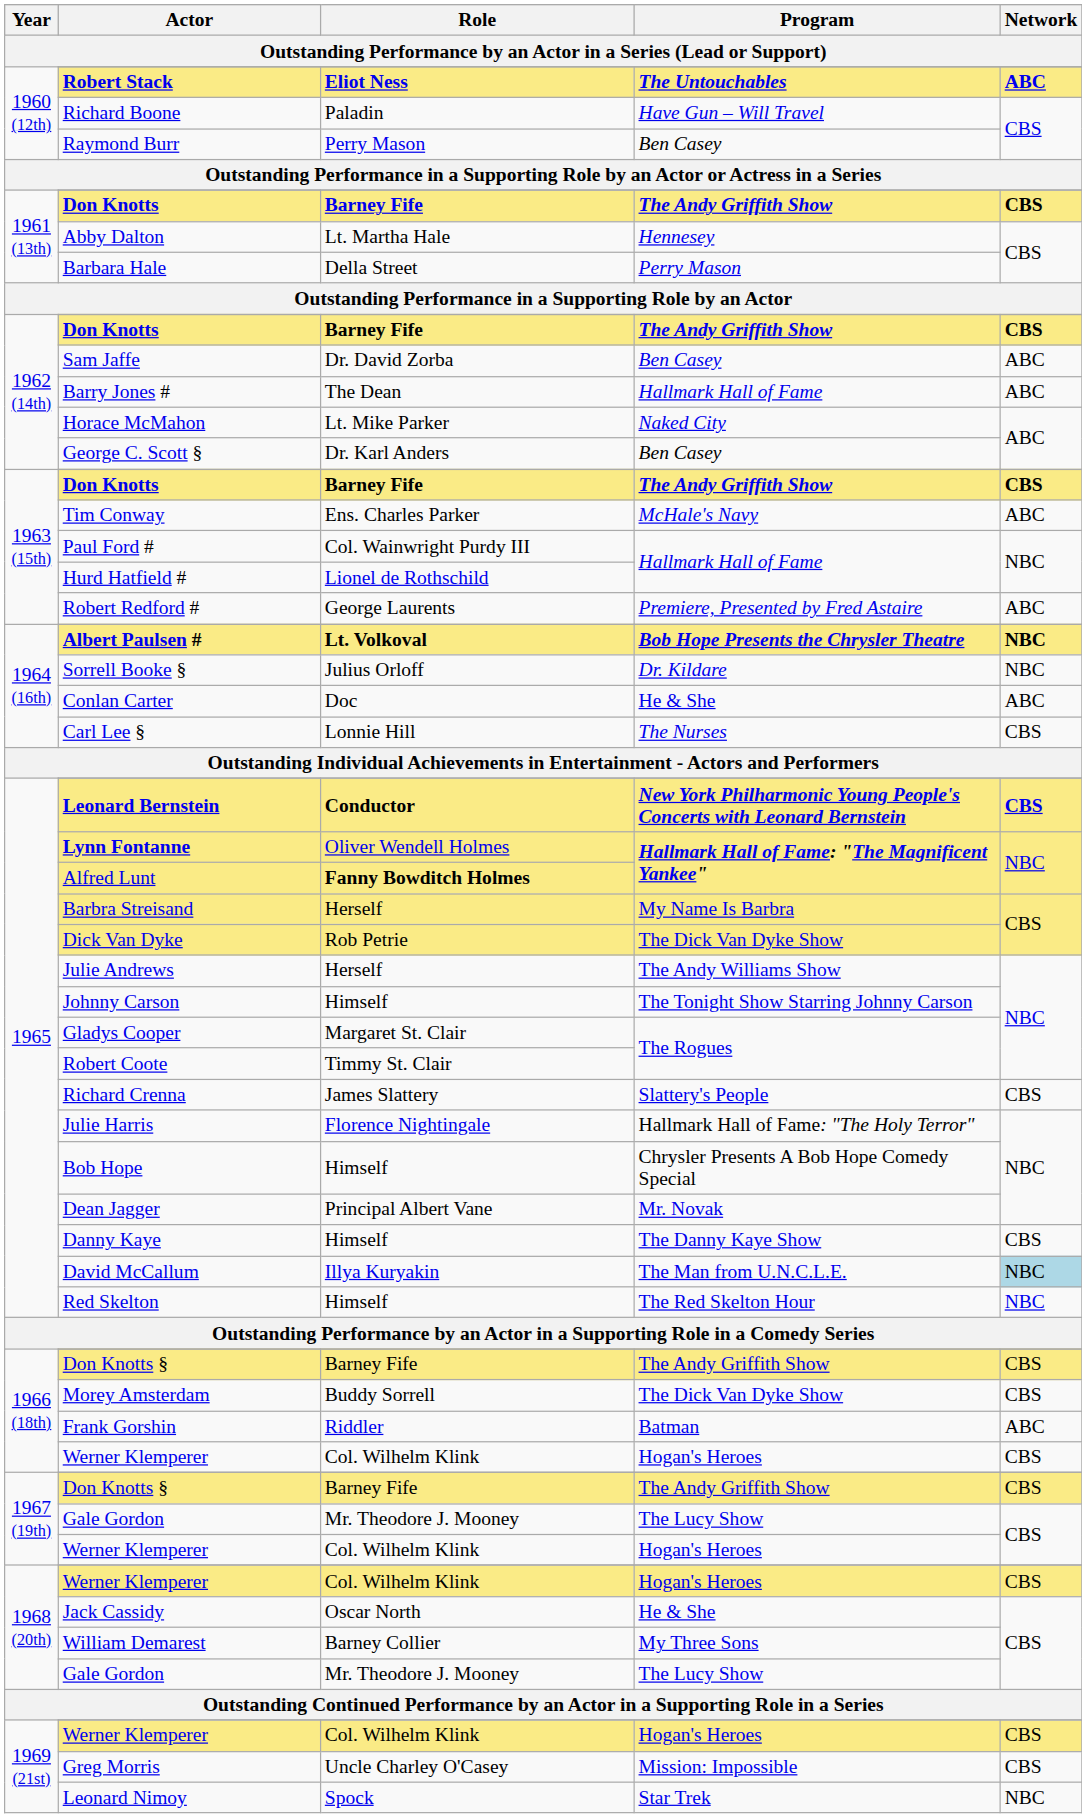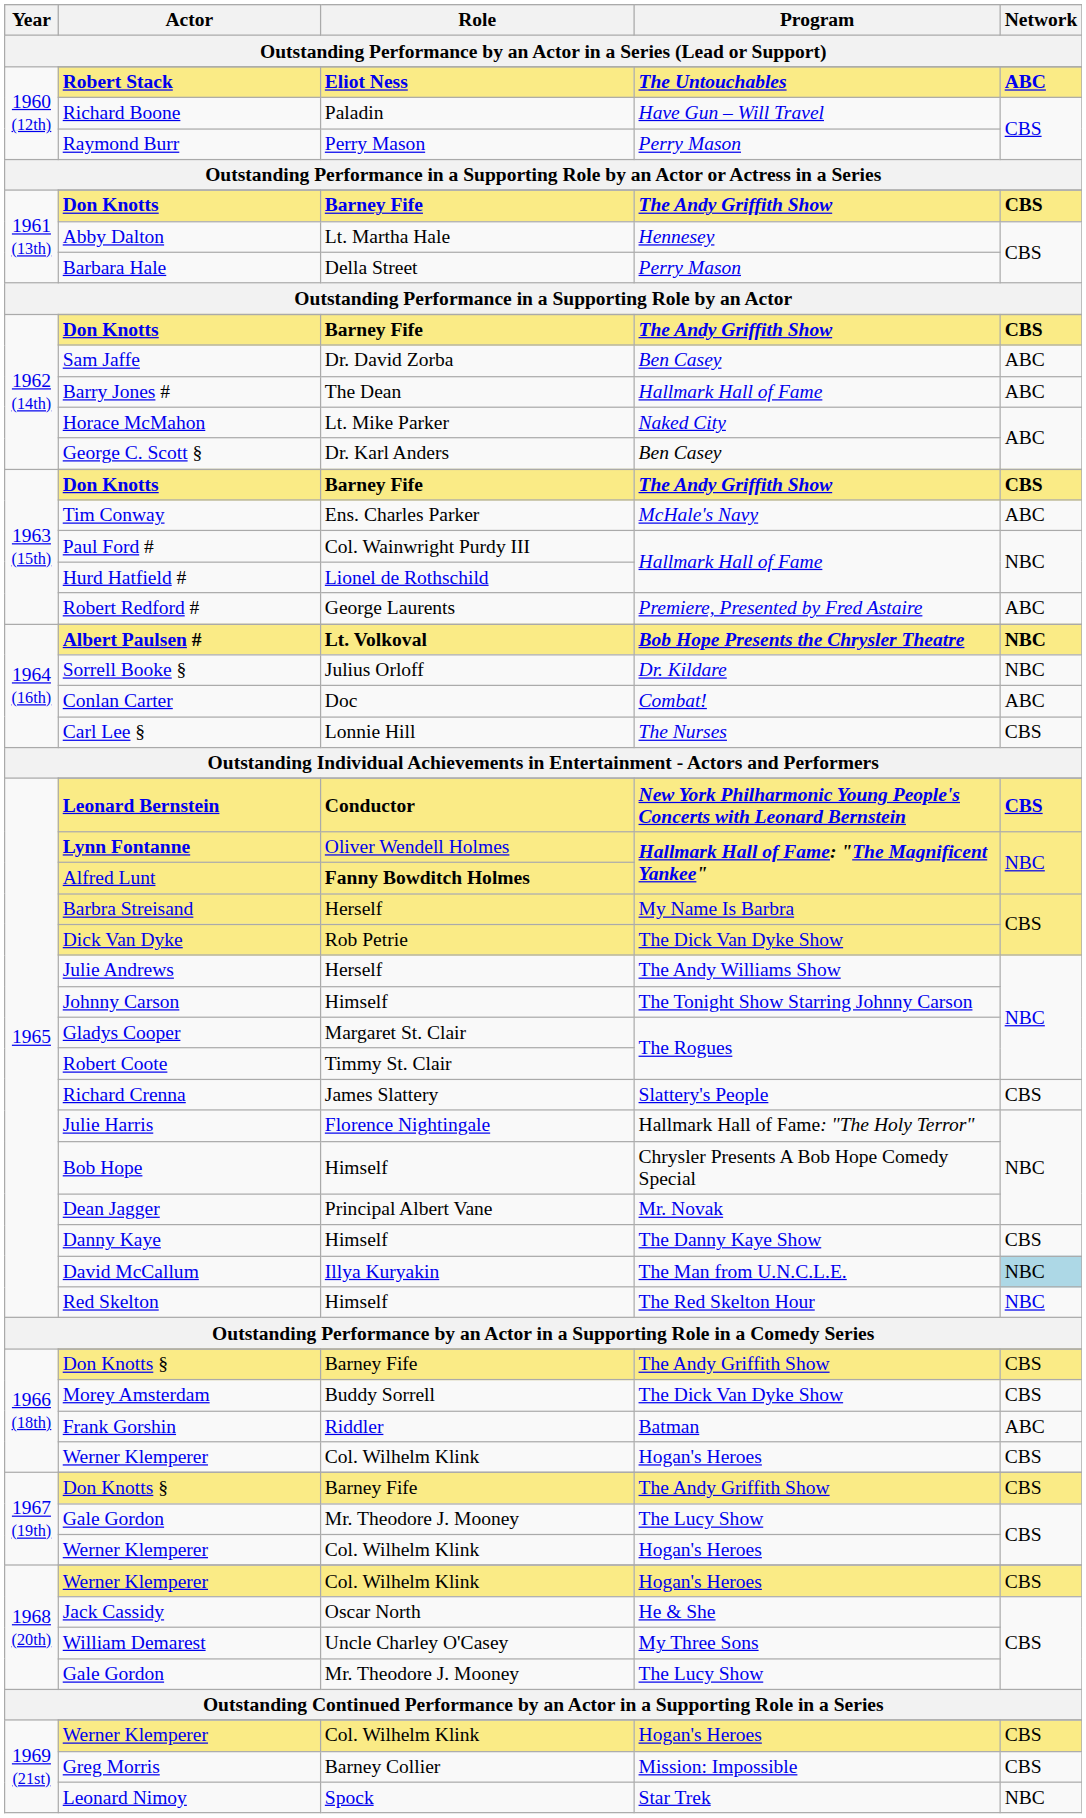(680, 143) Ben Casey -> (690, 143) Perry Mason
(677, 701) He & She -> (673, 701) Combat!
(383, 1642) Barney Collier -> (417, 1642) Uncle Charley O'Casey
(417, 1766) Uncle Charley O'Casey -> (383, 1766) Barney Collier
